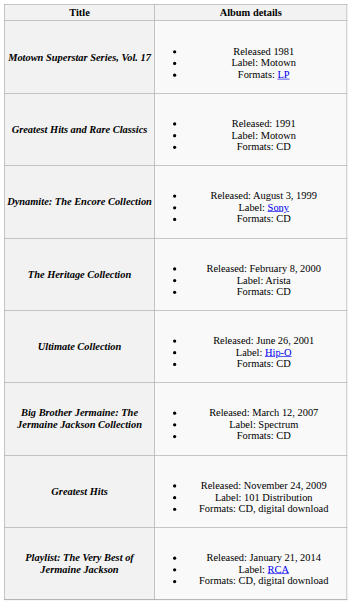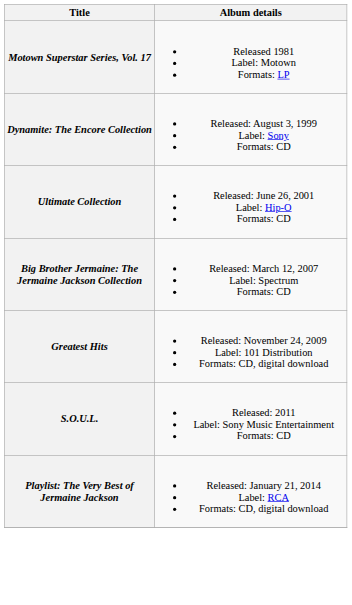- row: (80, 129)
- row: (80, 274)
+ row: (80, 419)
